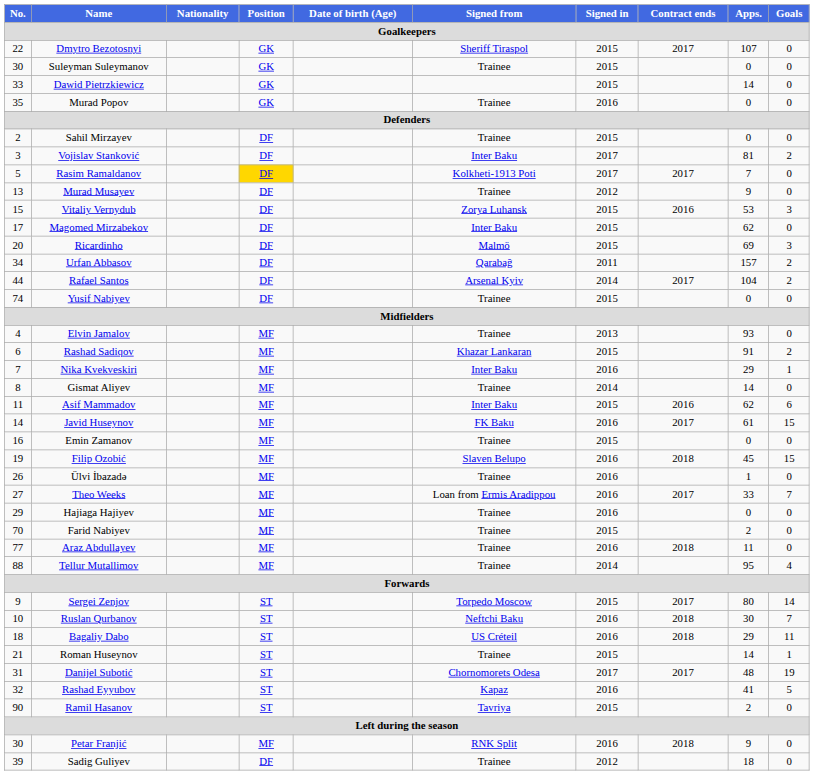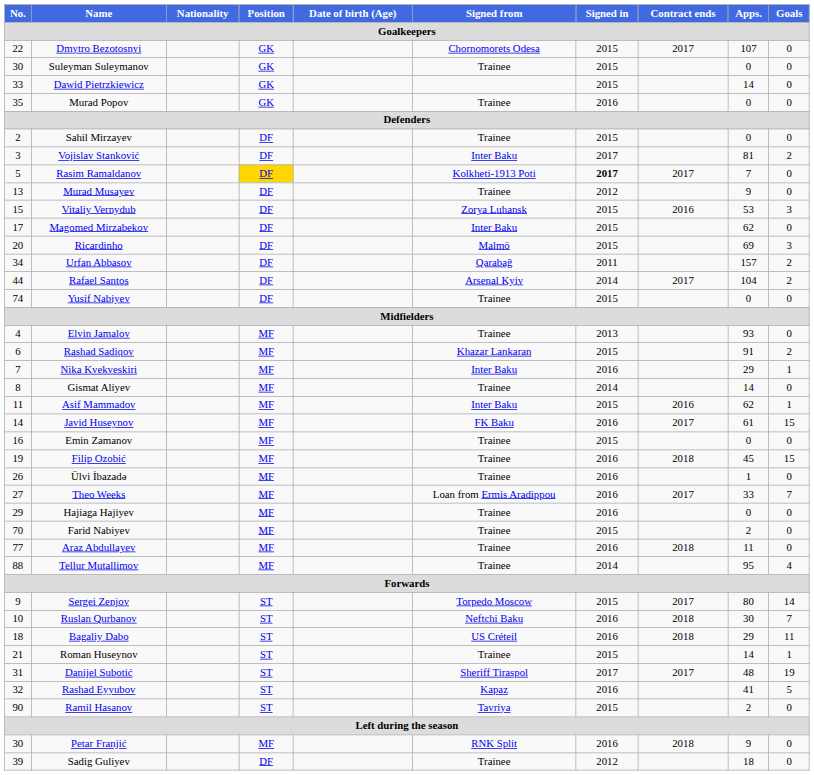(494, 49) Sheriff Tiraspol -> (494, 49) Chornomorets Odesa
(607, 174) normal -> (607, 174) bold
(789, 405) 6 -> (789, 405) 1
(494, 459) Slaven Belupo -> (494, 459) Trainee
(494, 672) Chornomorets Odesa -> (494, 672) Sheriff Tiraspol
